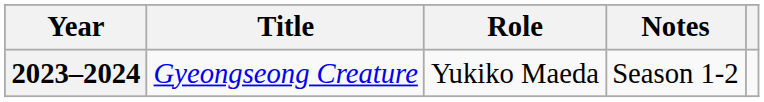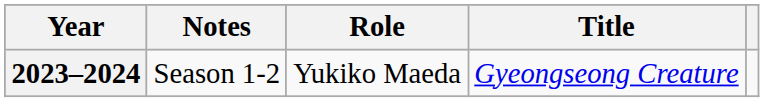columns swapped: (286, 27) <-> (675, 27)
